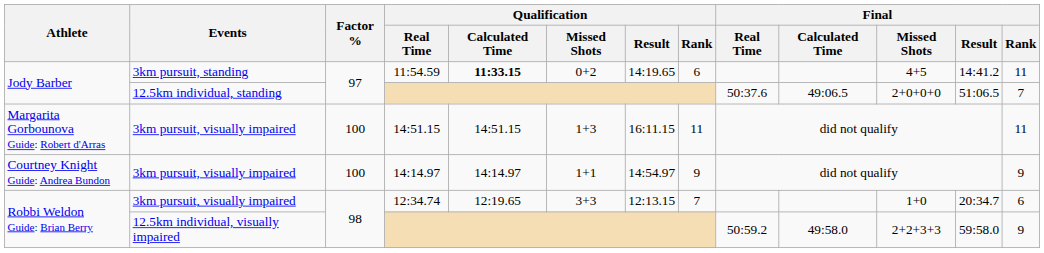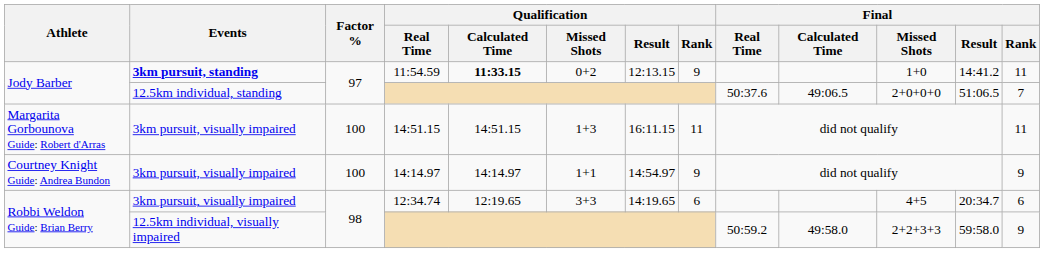(190, 72) normal -> (195, 72) bold
(652, 72) 14:19.65 -> (652, 72) 12:13.15
(697, 72) 6 -> (697, 72) 9
(916, 72) 4+5 -> (916, 72) 1+0
(652, 201) 12:13.15 -> (652, 201) 14:19.65
(697, 201) 7 -> (697, 201) 6
(916, 201) 1+0 -> (916, 201) 4+5
